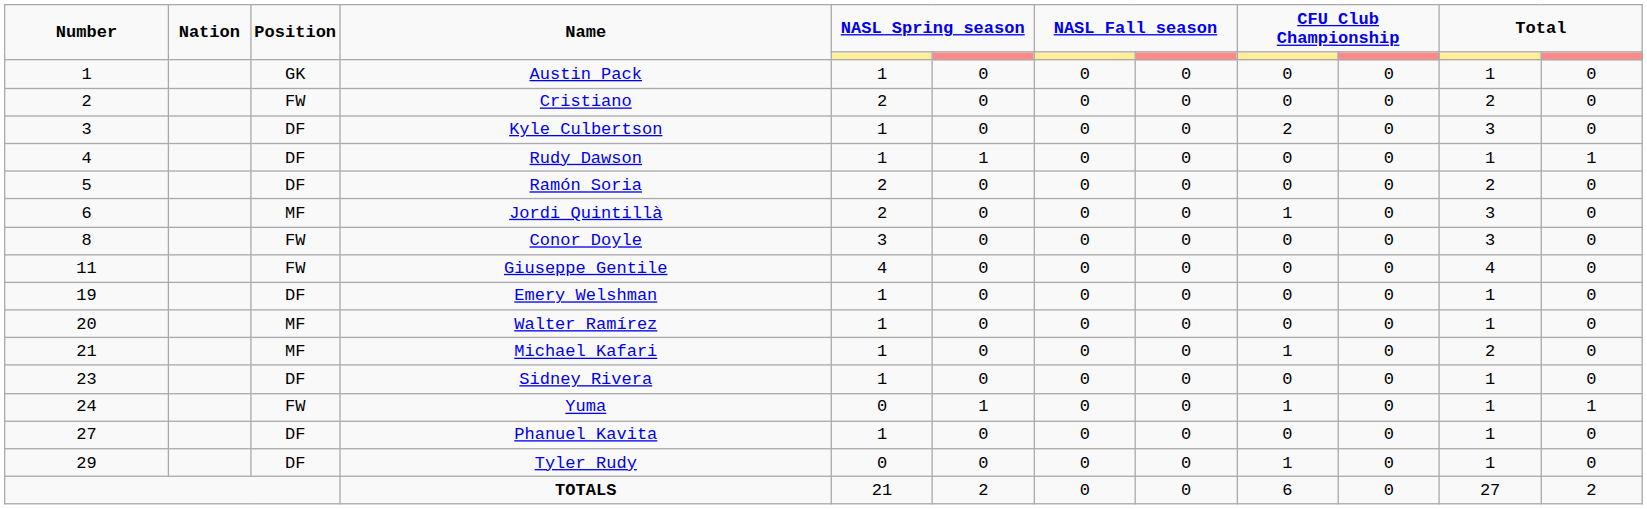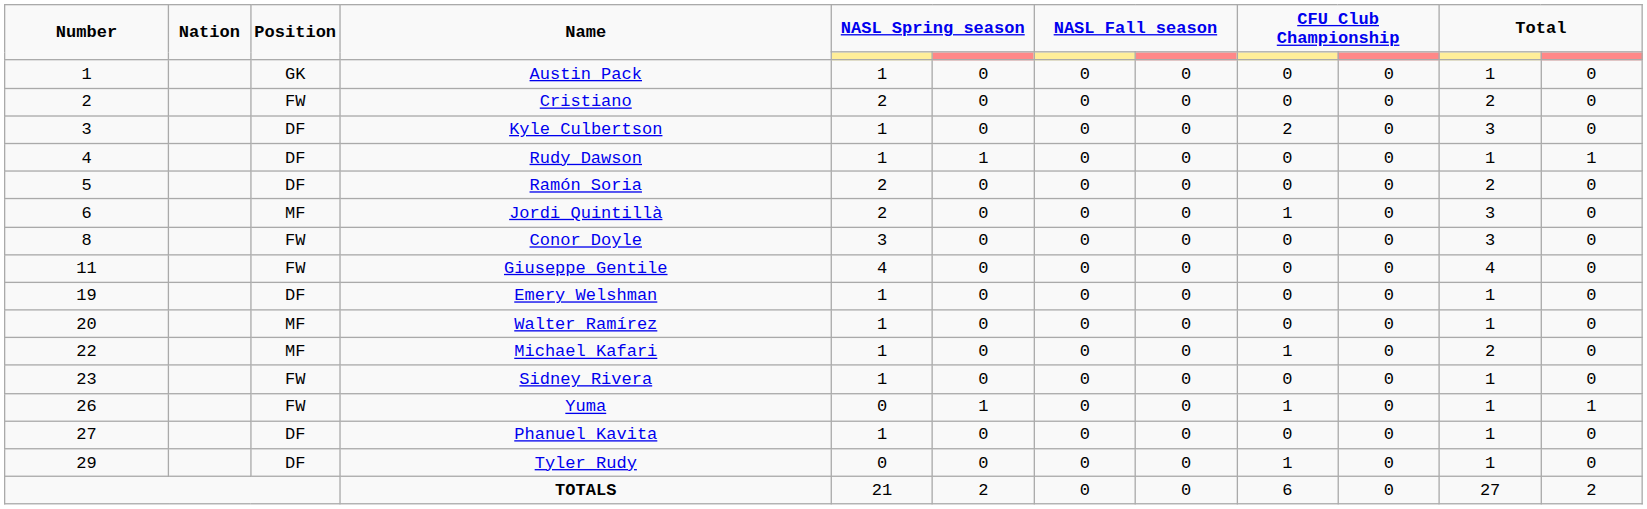(87, 352) 21 -> (87, 352) 22
(295, 379) DF -> (295, 379) FW
(87, 407) 24 -> (87, 407) 26
